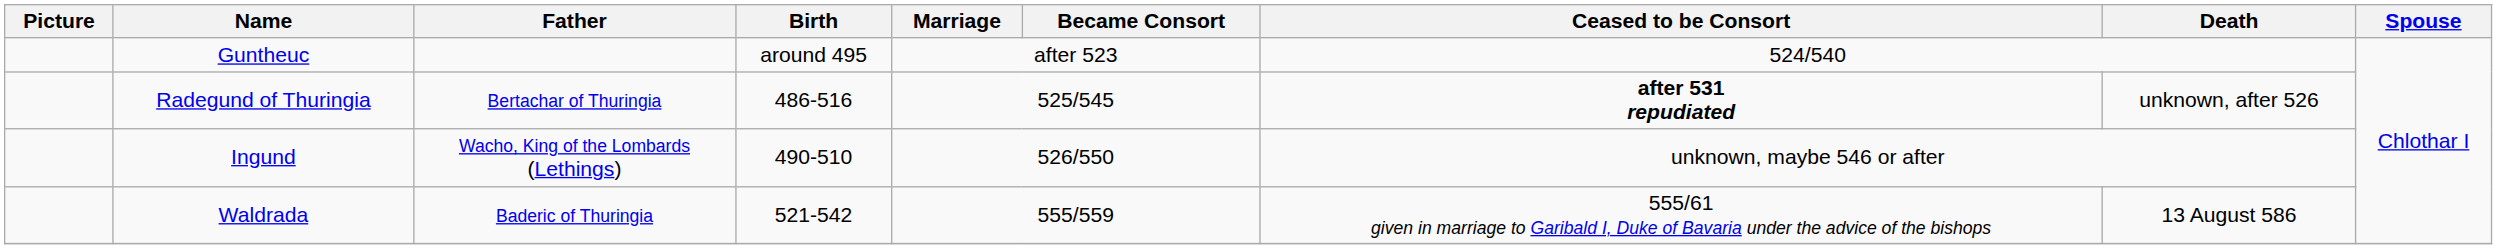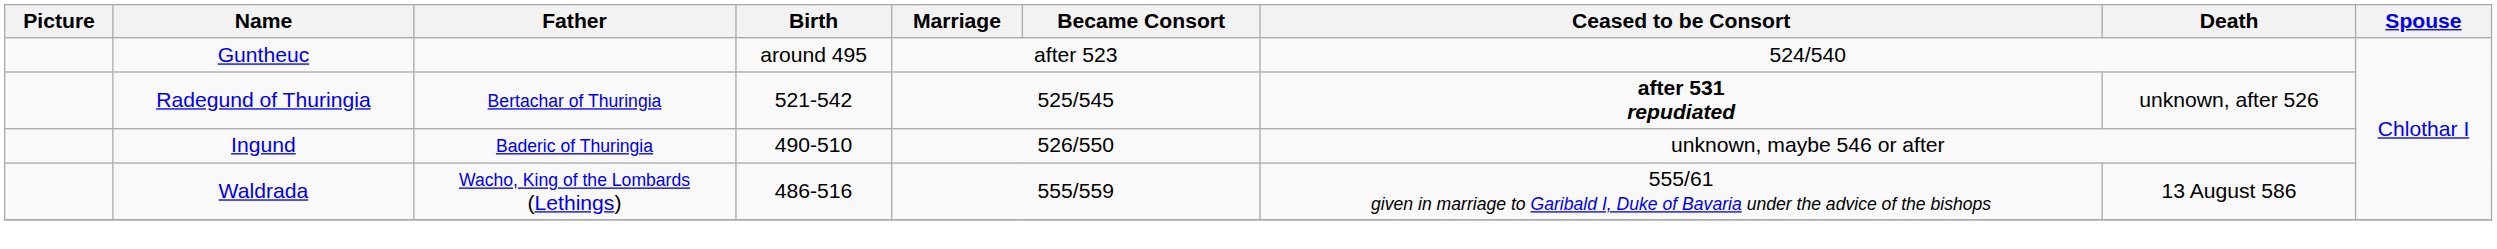(814, 100) 486-516 -> (814, 100) 521-542
(574, 158) Wacho, King of the Lombards (Lethings) -> (574, 146) Baderic of Thuringia
(574, 215) Baderic of Thuringia -> (574, 192) Wacho, King of the Lombards (Lethings)
(814, 214) 521-542 -> (814, 190) 486-516
